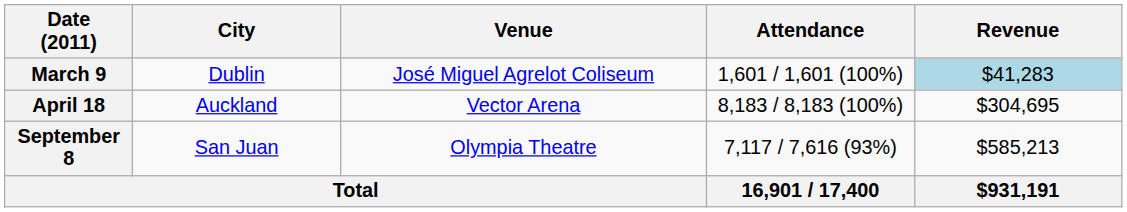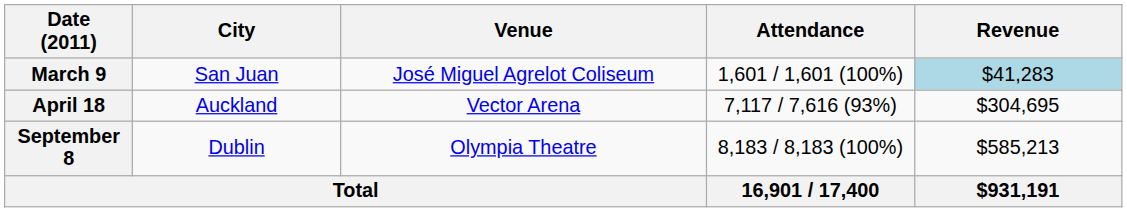(237, 74) Dublin -> (237, 74) San Juan
(810, 105) 8,183 / 8,183 (100%) -> (810, 105) 7,117 / 7,616 (93%)
(237, 148) San Juan -> (237, 148) Dublin
(810, 148) 7,117 / 7,616 (93%) -> (810, 148) 8,183 / 8,183 (100%)
